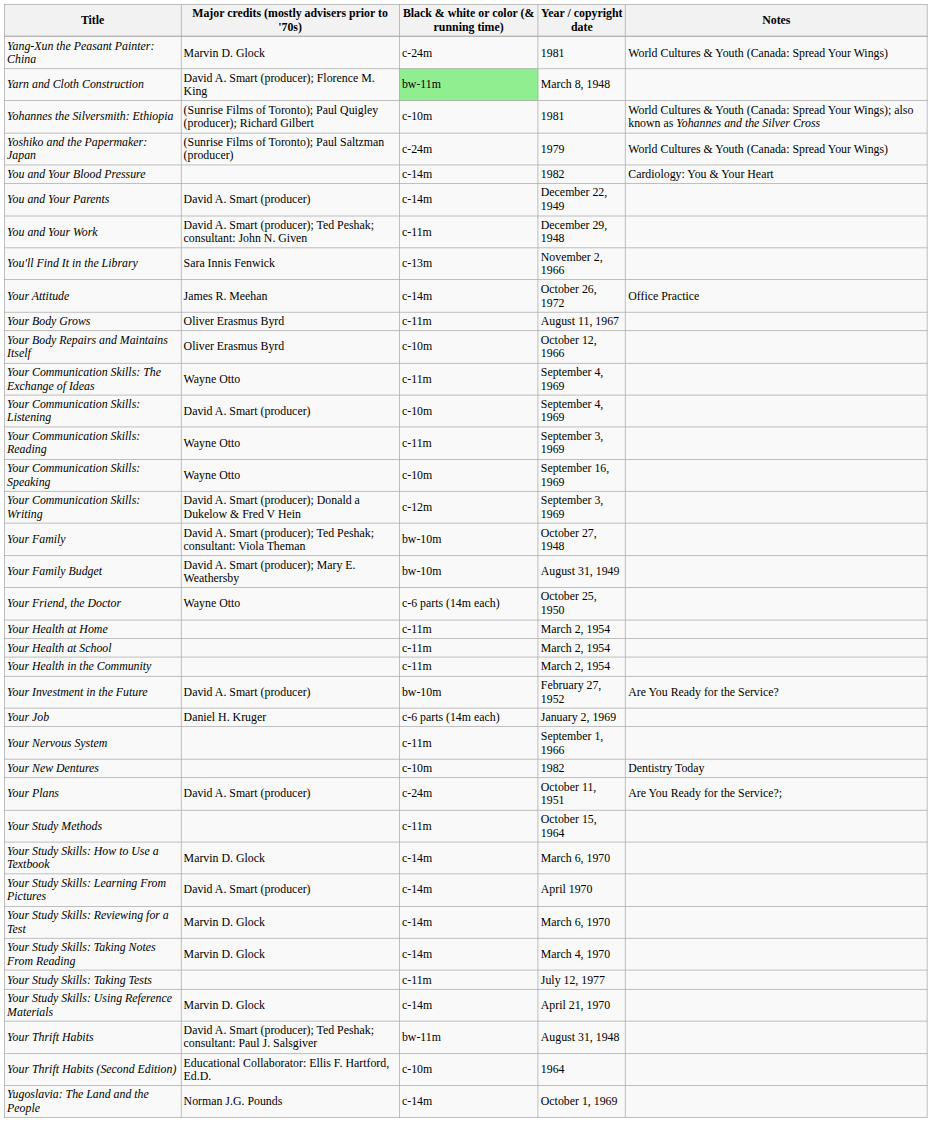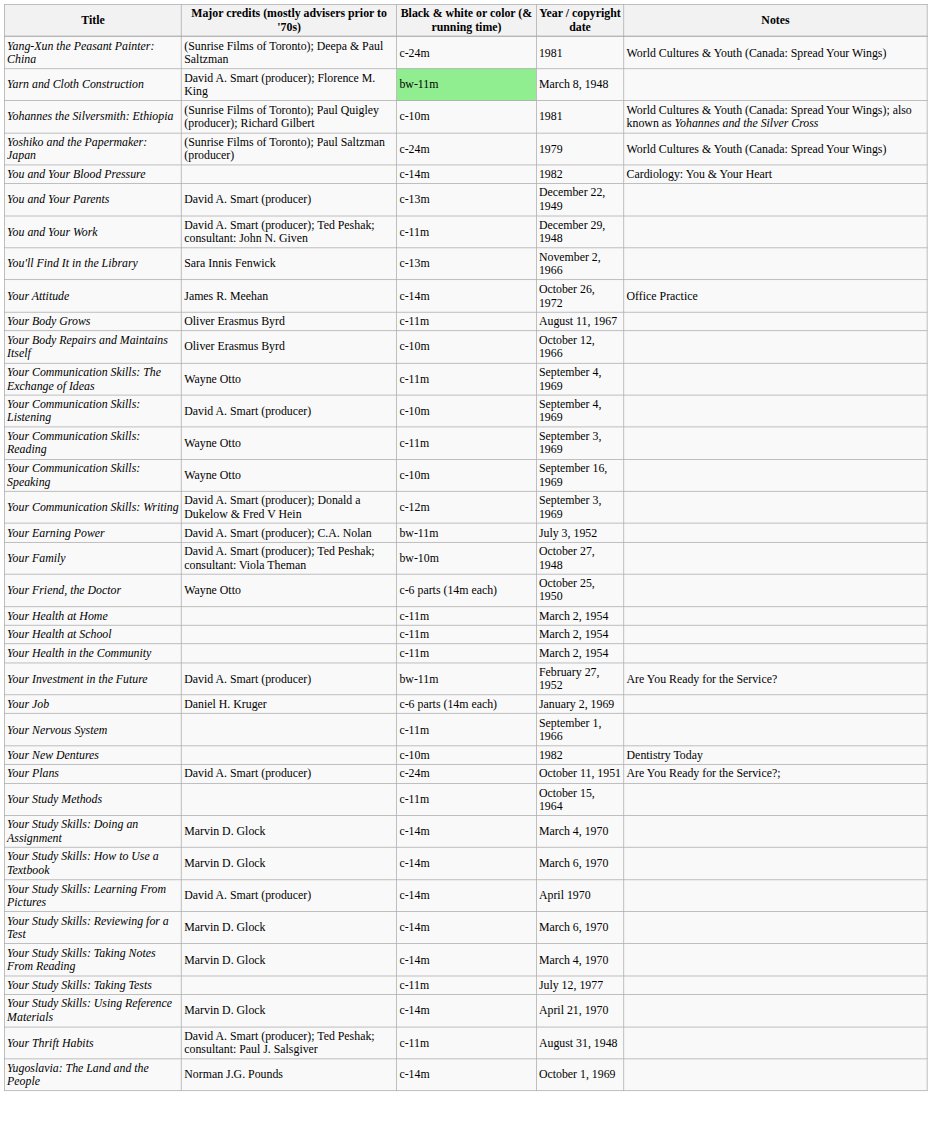(224, 52) Marvin D. Glock -> (284, 52) (Sunrise Films of Toronto); Deepa & Paul Saltzman
(417, 199) c-14m -> (415, 199) c-13m
+ row: (56, 532)
- row: (55, 571)
(422, 692) bw-10m -> (419, 678) bw-11m
+ row: (73, 831)
(421, 1037) bw-11m -> (414, 1042) c-11m
- row: (92, 1069)
